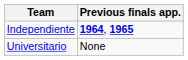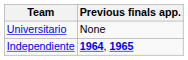rows swapped: (37, 47) <-> (41, 30)
